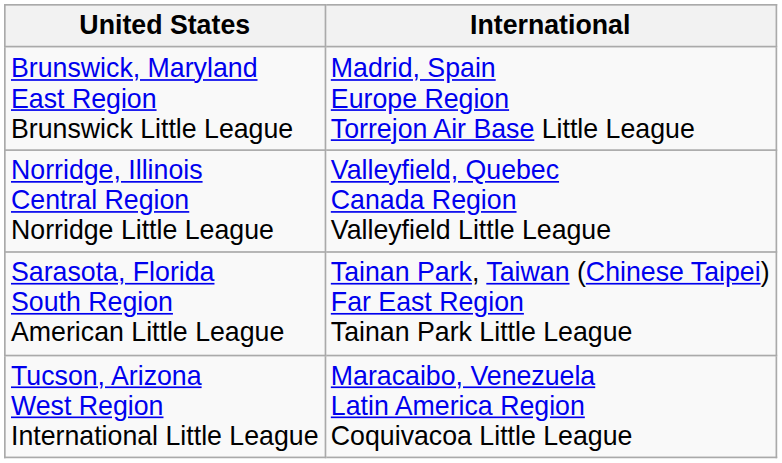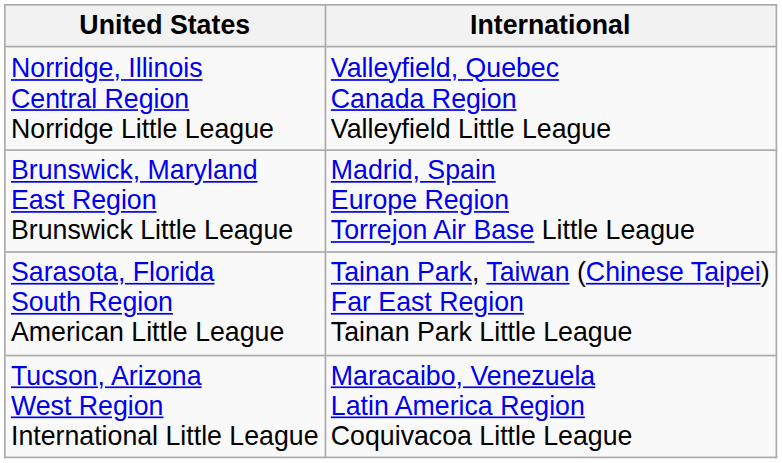rows swapped: (142, 200) <-> (152, 98)
